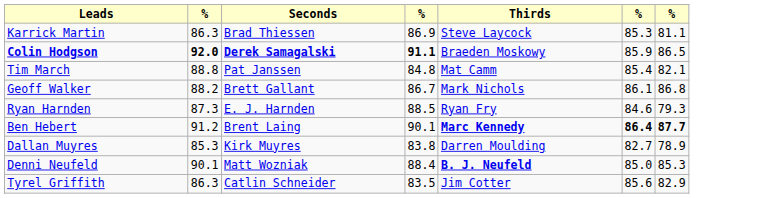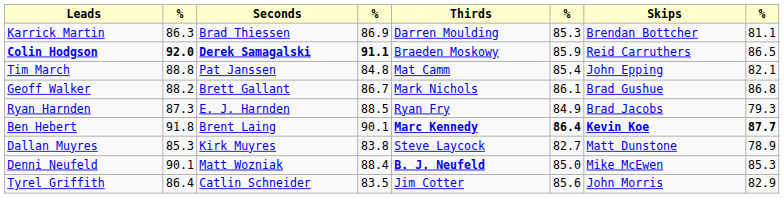+ column: (665, 14)
(486, 33) Steve Laycock -> (447, 33) Darren Moulding
(638, 108) 84.6 -> (567, 108) 84.9
(205, 127) 91.2 -> (180, 127) 91.8
(493, 146) Darren Moulding -> (440, 146) Steve Laycock
(205, 184) 86.3 -> (180, 184) 86.4
